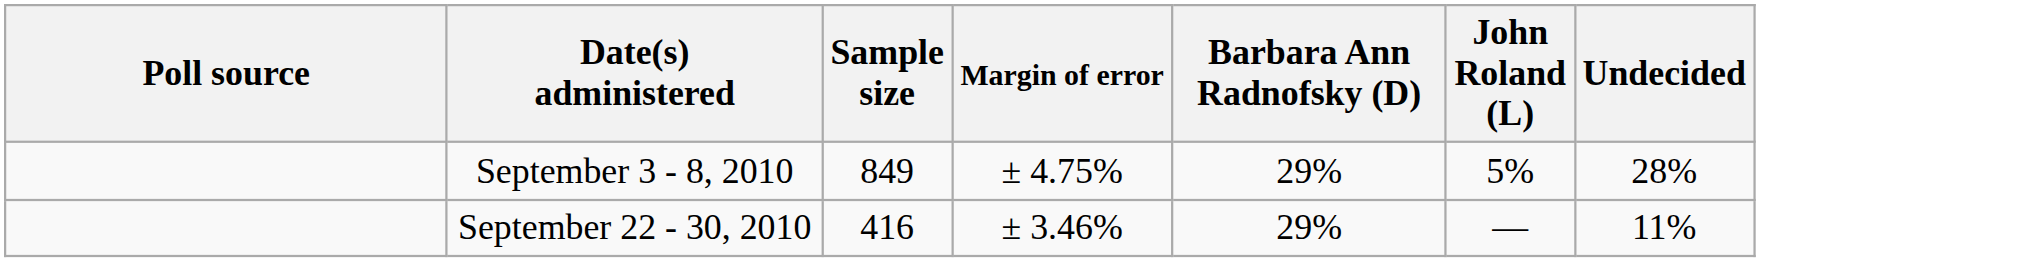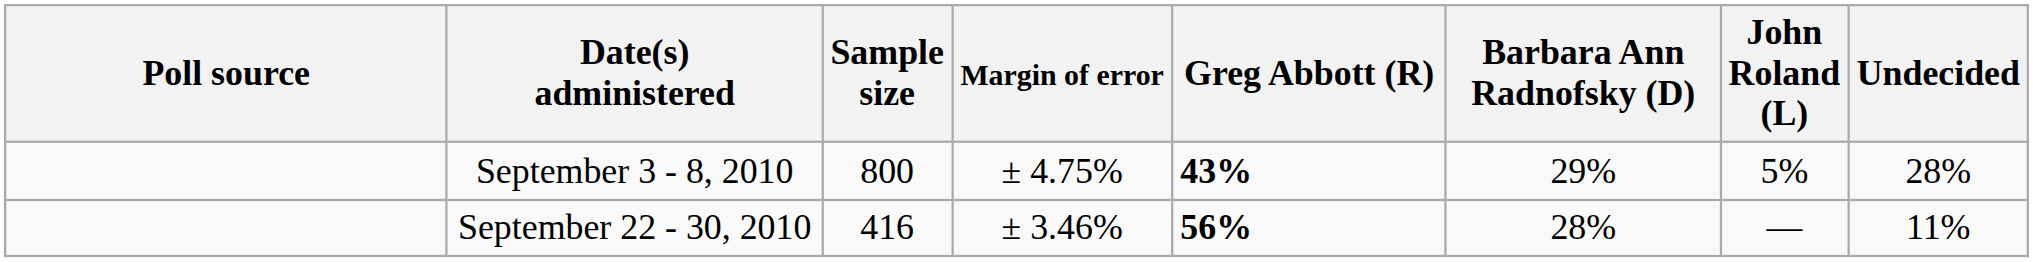+ column: (1309, 73)
(887, 170) 849 -> (887, 170) 800
(1309, 227) 29% -> (1583, 227) 28%
